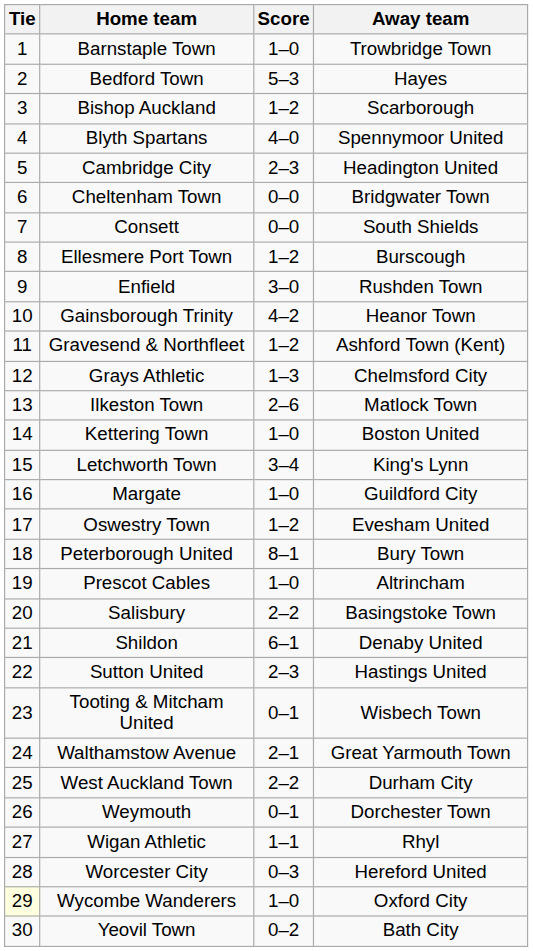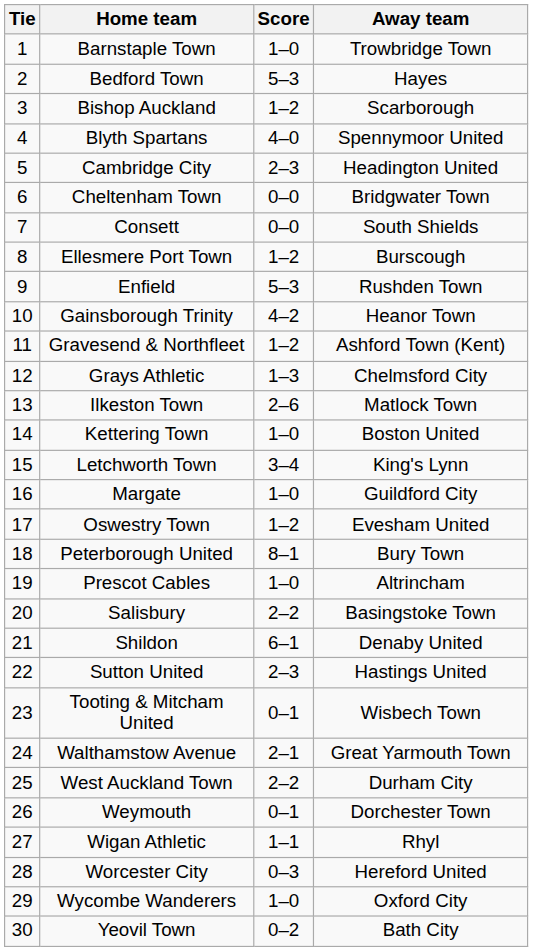(284, 286) 3–0 -> (284, 286) 5–3
(22, 901) lightyellow background -> (22, 901) no background
